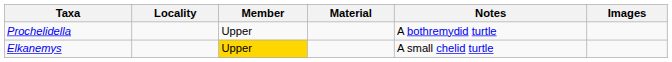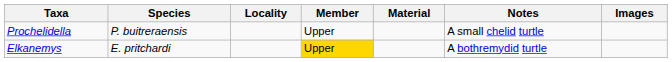+ column: (169, 13)
(447, 31) A bothremydid turtle -> (496, 31) A small chelid turtle
(445, 48) A small chelid turtle -> (497, 48) A bothremydid turtle
